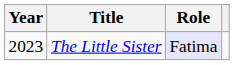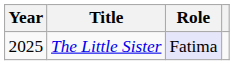(26, 45) 2023 -> (26, 45) 2025
